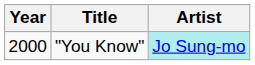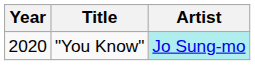(28, 45) 2000 -> (28, 45) 2020
